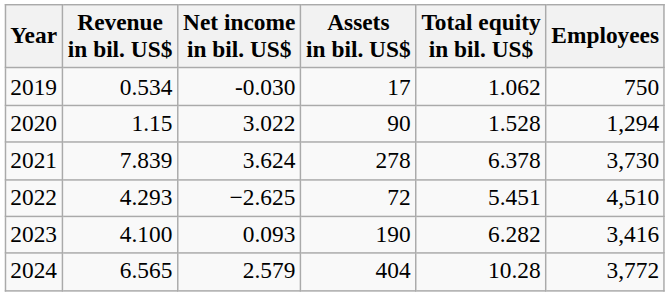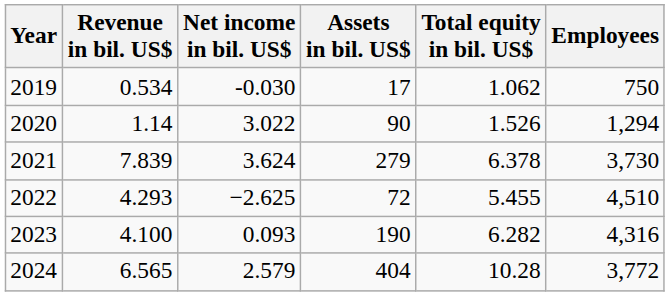(152, 123) 1.15 -> (152, 123) 1.14
(514, 123) 1.528 -> (514, 123) 1.526
(393, 160) 278 -> (393, 160) 279
(514, 197) 5.451 -> (514, 197) 5.455
(633, 234) 3,416 -> (633, 234) 4,316
